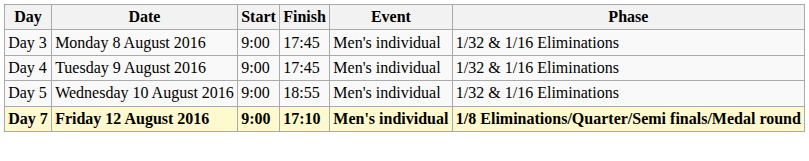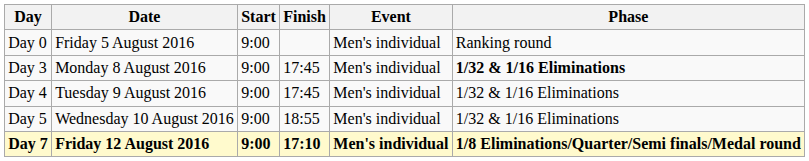+ row: (28, 42)
(537, 42) normal -> (541, 67) bold
